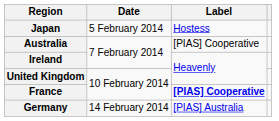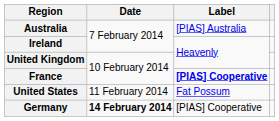- row: (46, 28)
(216, 44) [PIAS] Cooperative -> (211, 28) [PIAS] Australia
+ row: (46, 92)
(129, 108) normal -> (130, 108) bold
(208, 108) [PIAS] Australia -> (219, 108) [PIAS] Cooperative
